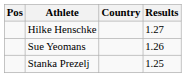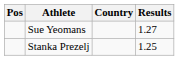- row: (62, 30)
(155, 47) 1.26 -> (147, 30) 1.27
